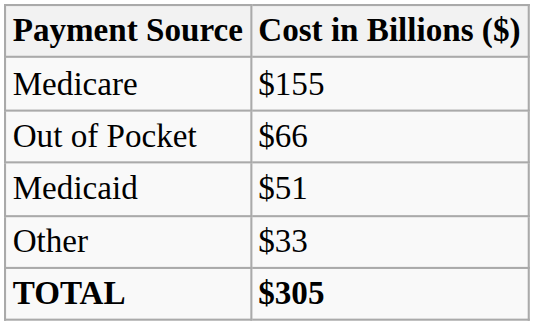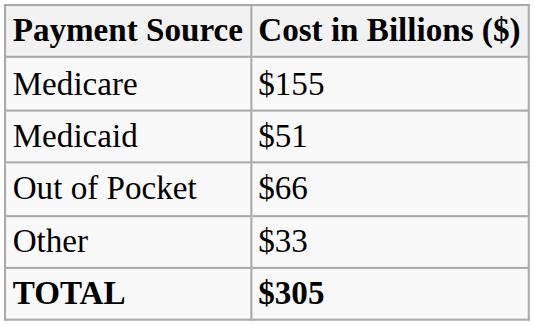rows swapped: (75, 188) <-> (105, 135)
